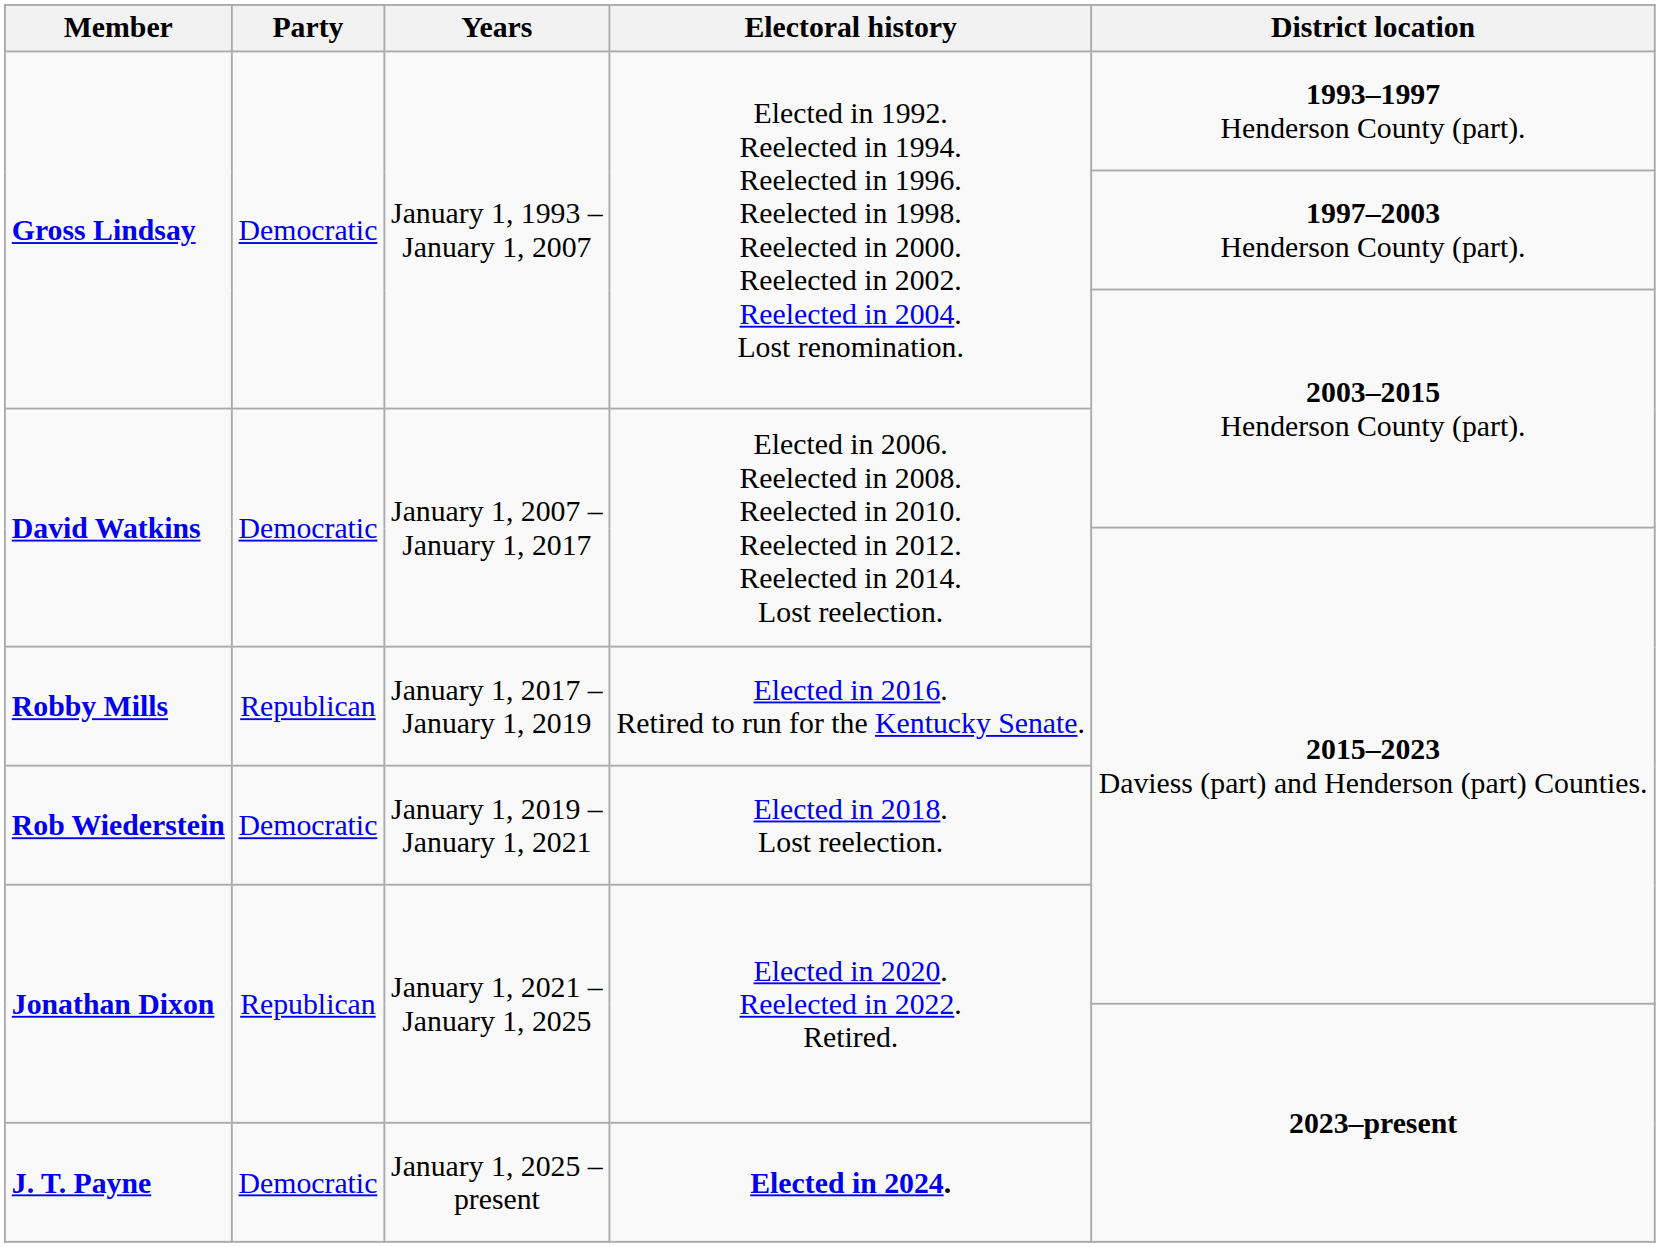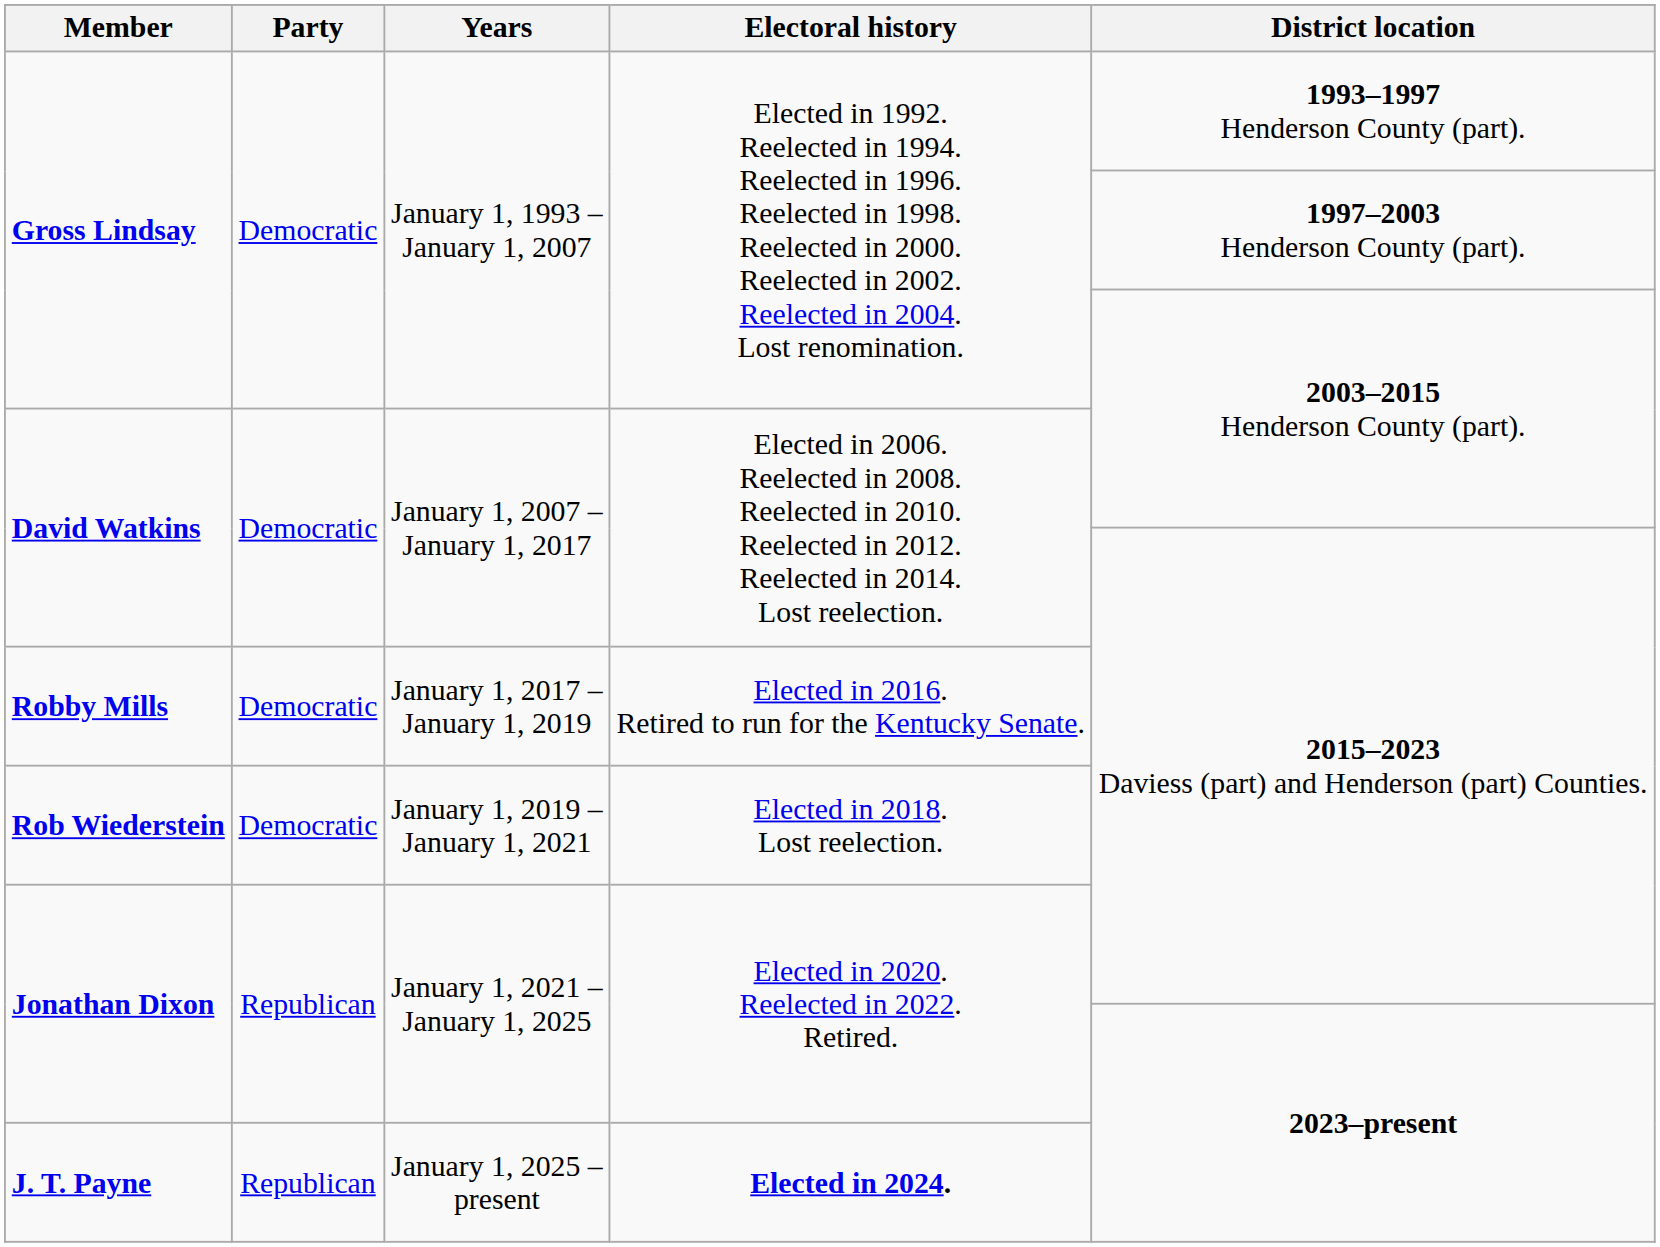(308, 706) Republican -> (308, 706) Democratic
(308, 1182) Democratic -> (308, 1182) Republican
